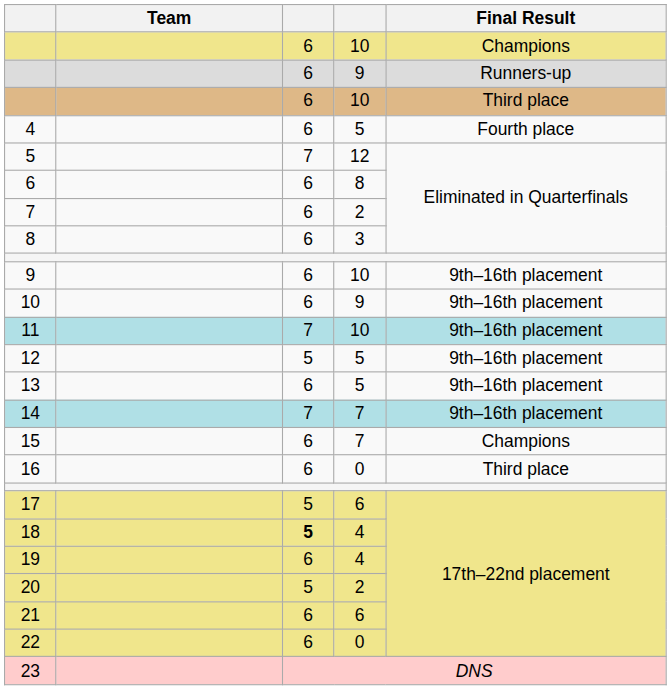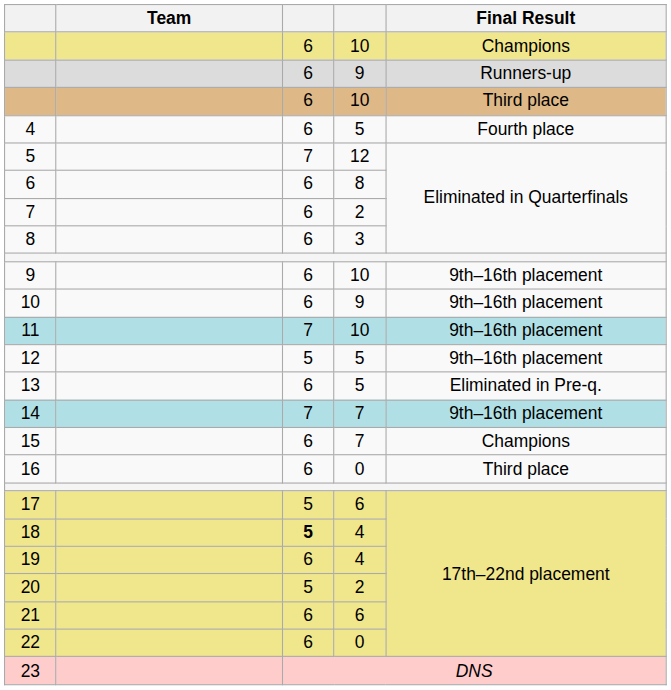(526, 385) 9th–16th placement -> (526, 385) Eliminated in Pre-q.
